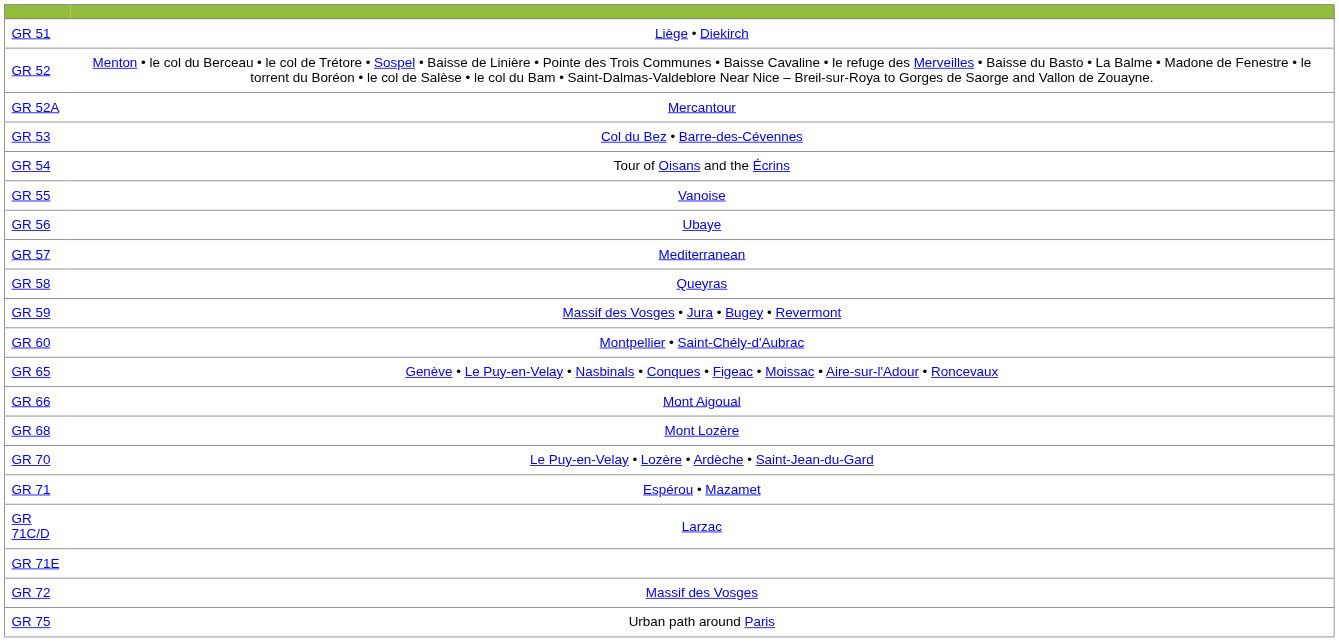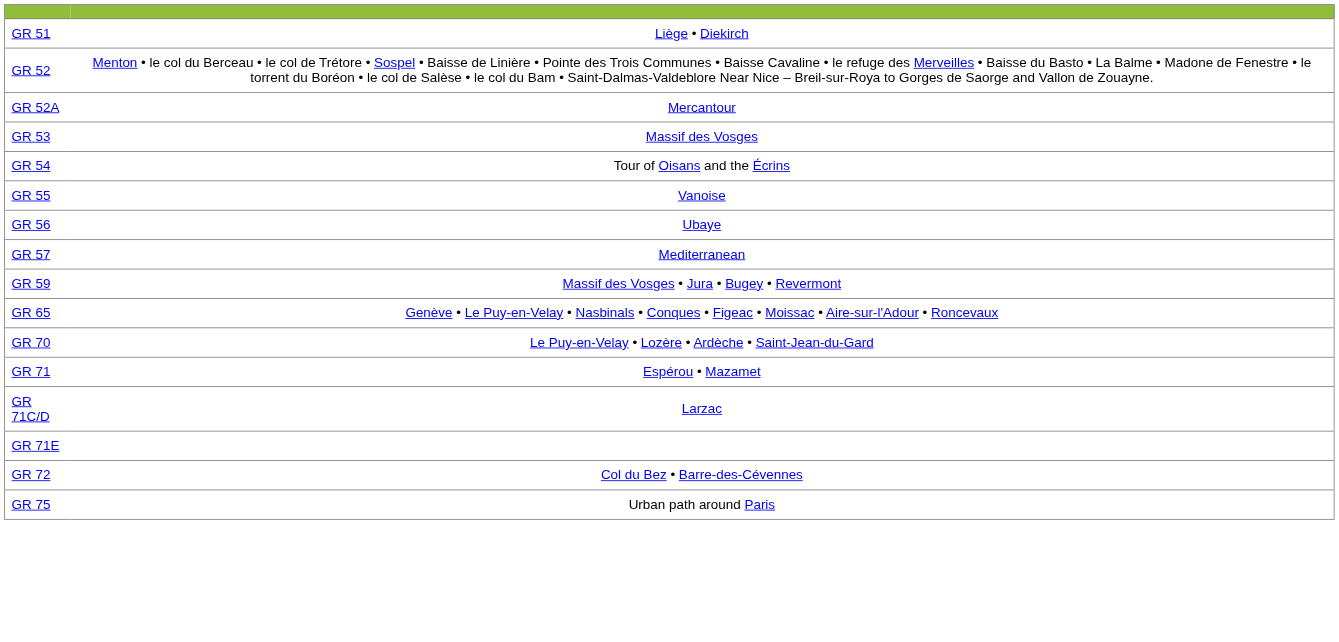(702, 136) Col du Bez • Barre-des-Cévennes -> (702, 136) Massif des Vosges
- row: (31, 283)
- row: (31, 342)
- row: (31, 401)
- row: (31, 430)
(702, 592) Massif des Vosges -> (702, 475) Col du Bez • Barre-des-Cévennes
